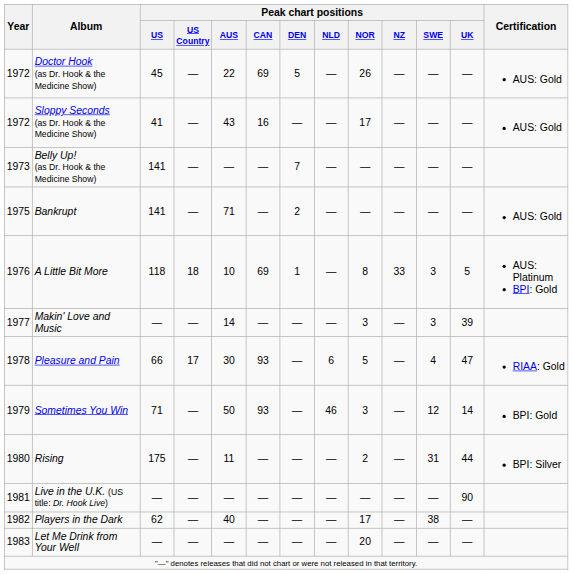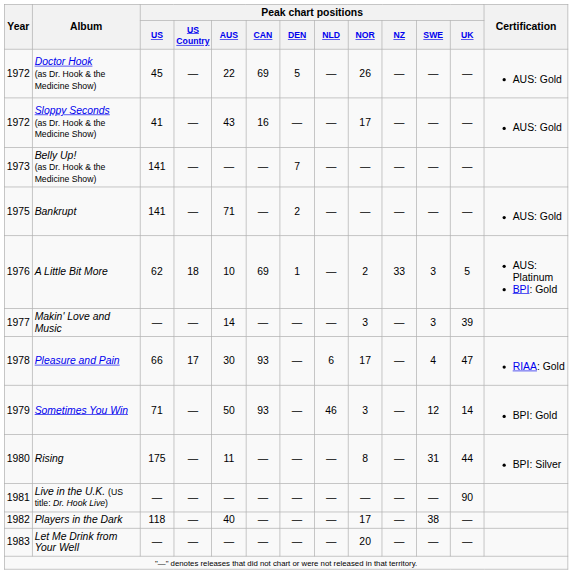(157, 272) 118 -> (157, 272) 62
(365, 272) 8 -> (365, 272) 2
(365, 361) 5 -> (365, 361) 17
(365, 459) 2 -> (365, 459) 8
(157, 520) 62 -> (157, 520) 118
